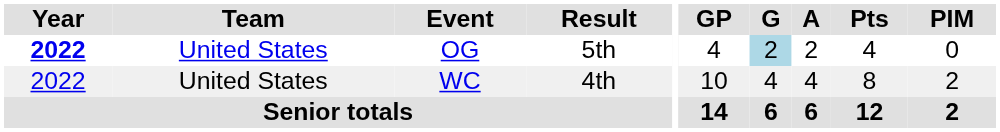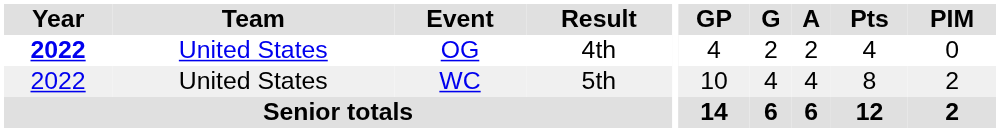(599, 50) 5th -> (599, 50) 4th
(771, 50) lightblue background -> (771, 50) no background
(599, 81) 4th -> (599, 81) 5th
